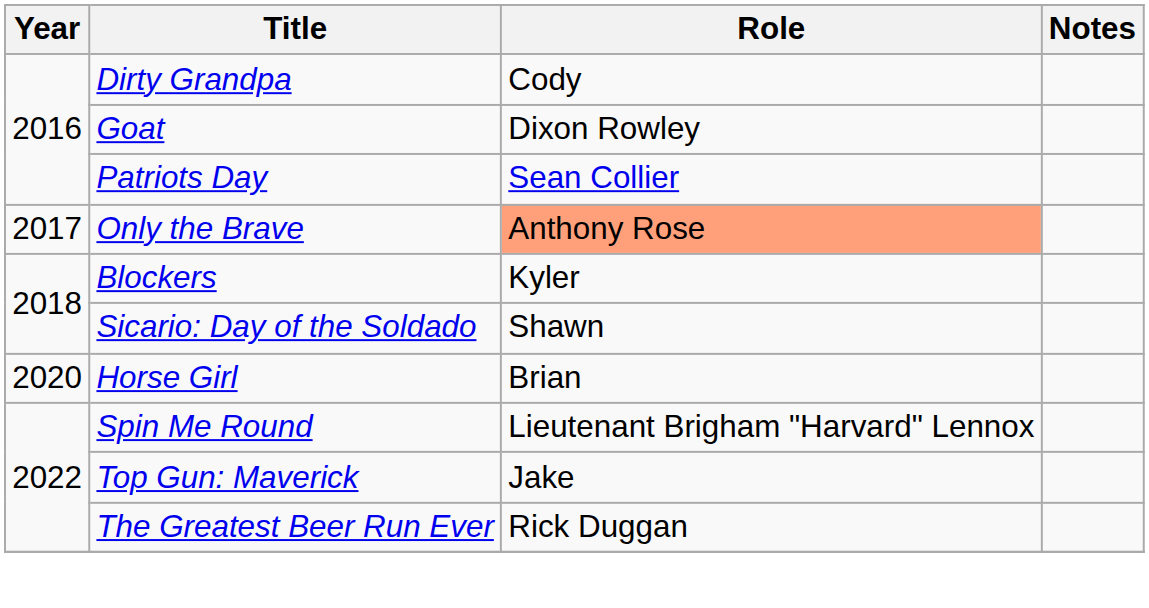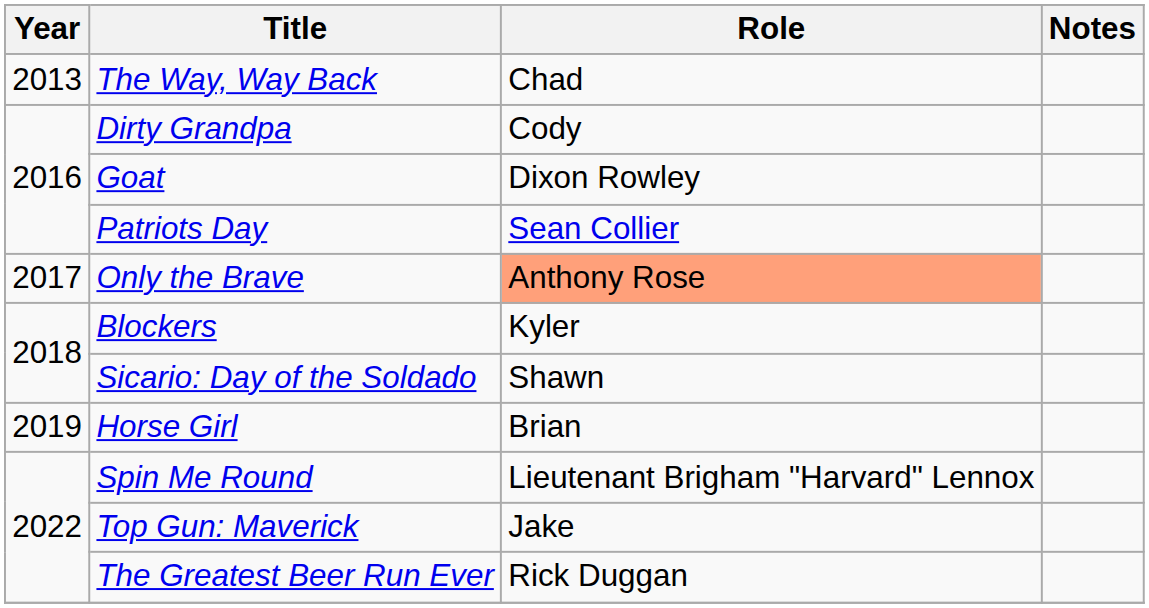+ row: (237, 79)
(47, 377) 2020 -> (47, 427) 2019
